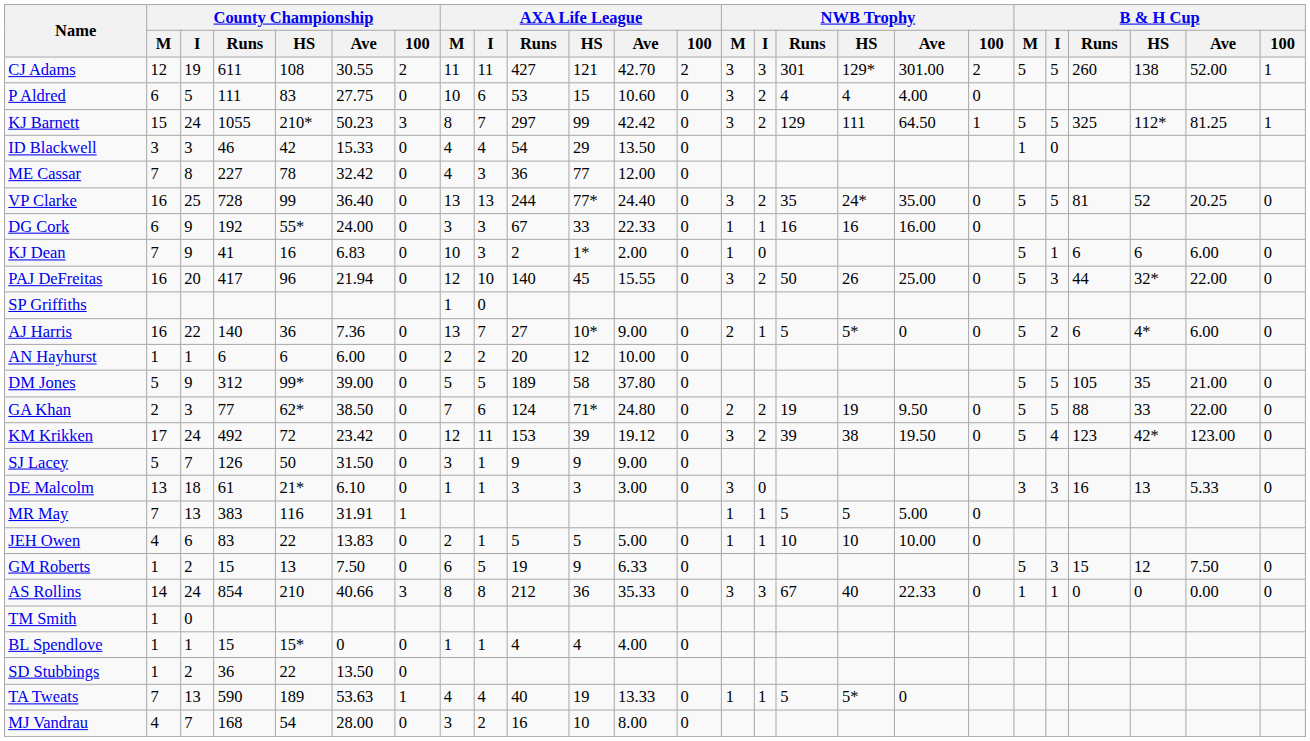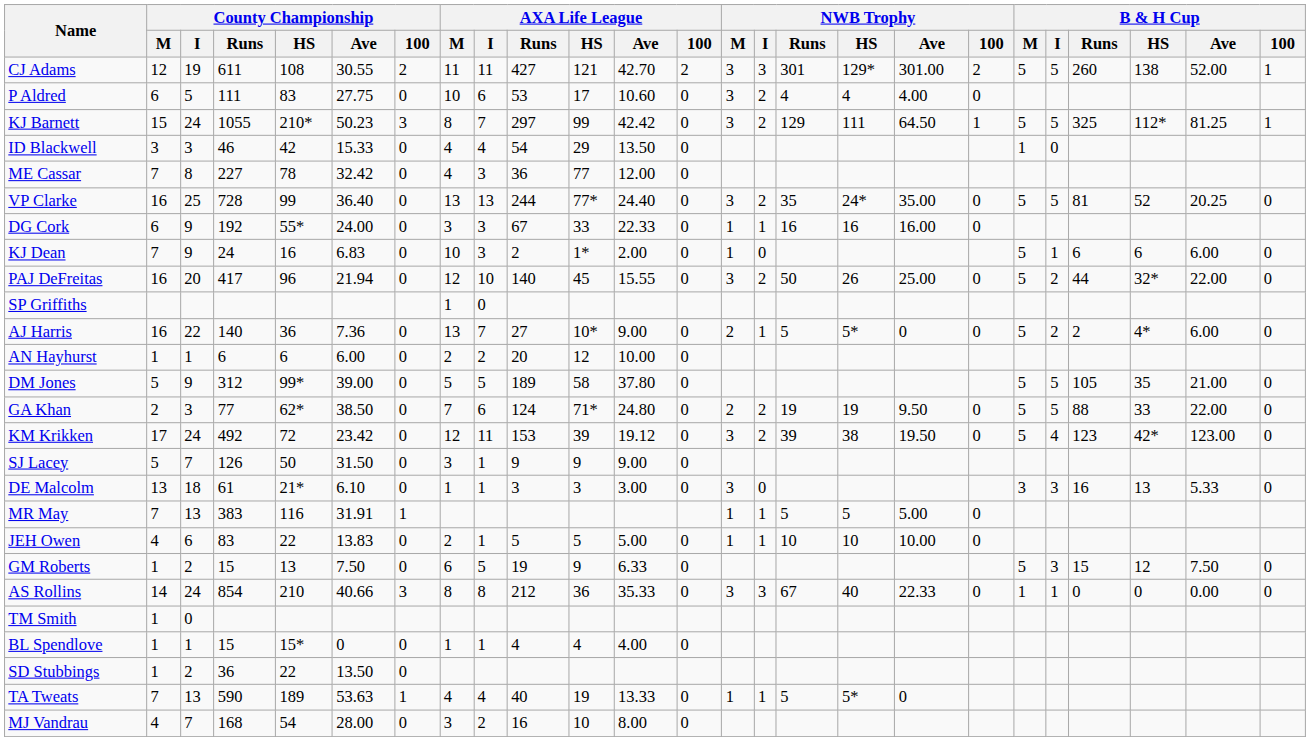(581, 95) 15 -> (581, 95) 17
(226, 252) 41 -> (226, 252) 24
(1054, 278) 3 -> (1054, 278) 2
(1076, 331) 6 -> (1076, 331) 2
